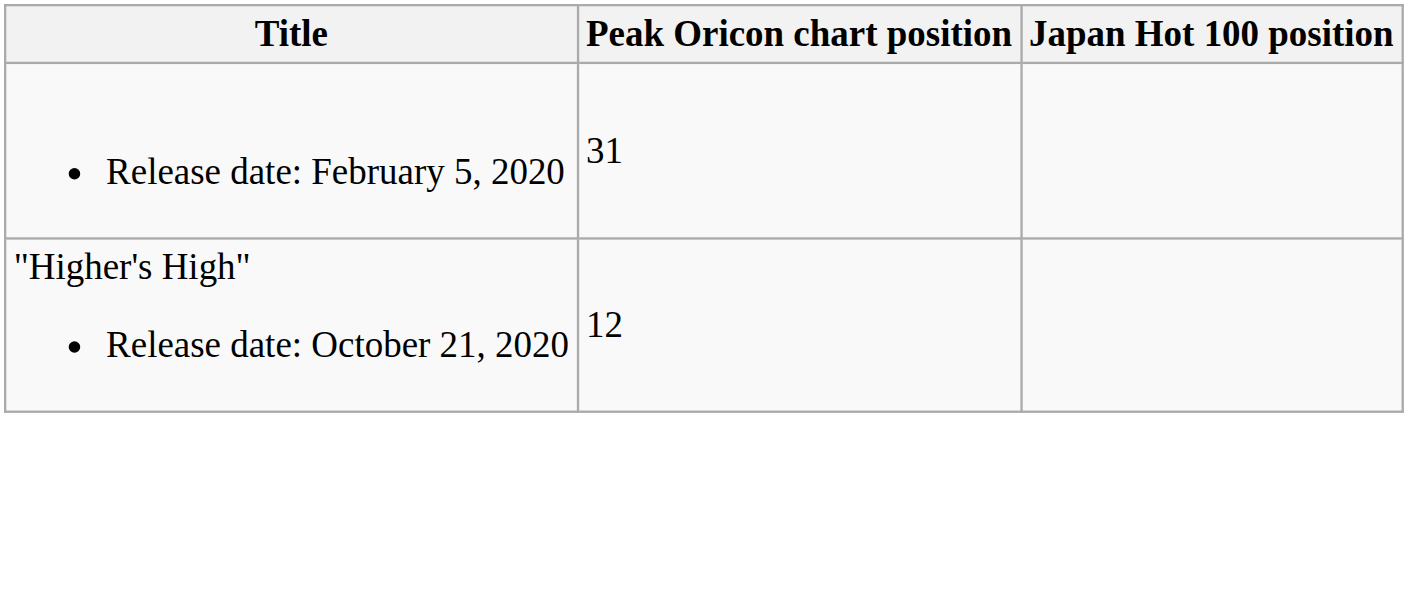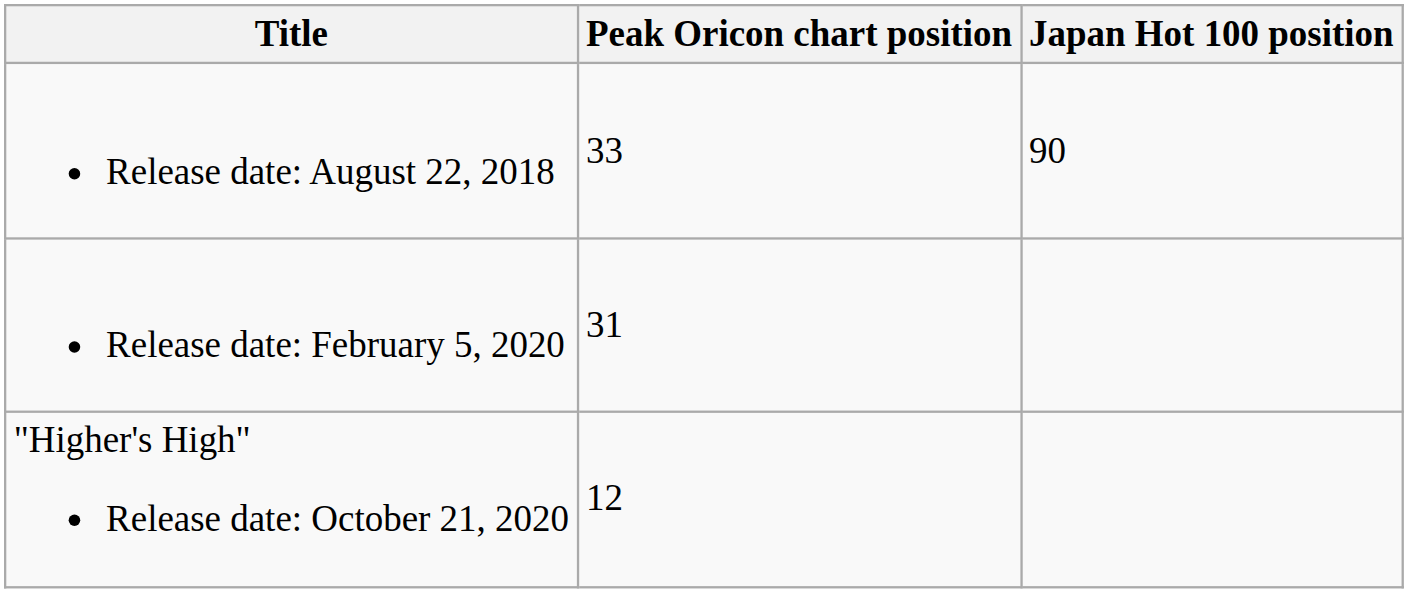+ row: (291, 172)
